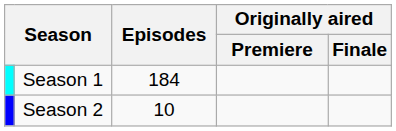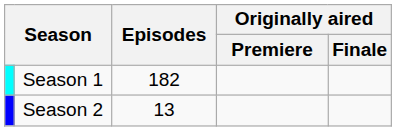(164, 79) 184 -> (164, 79) 182
(164, 110) 10 -> (164, 110) 13
